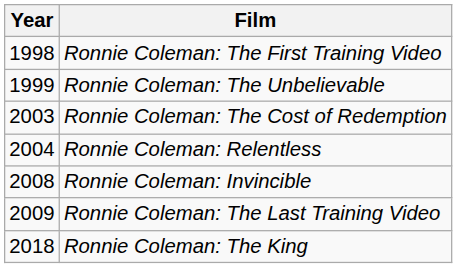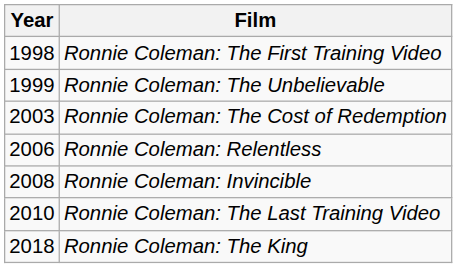(32, 149) 2004 -> (32, 149) 2006
(32, 213) 2009 -> (32, 213) 2010
